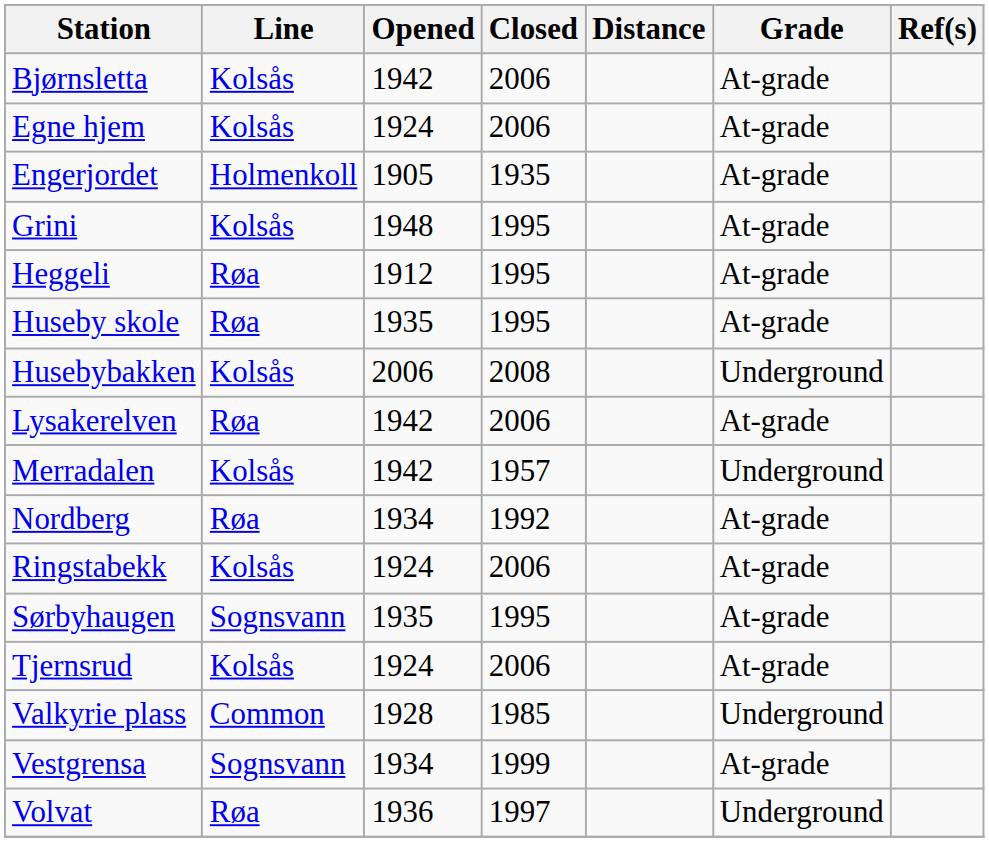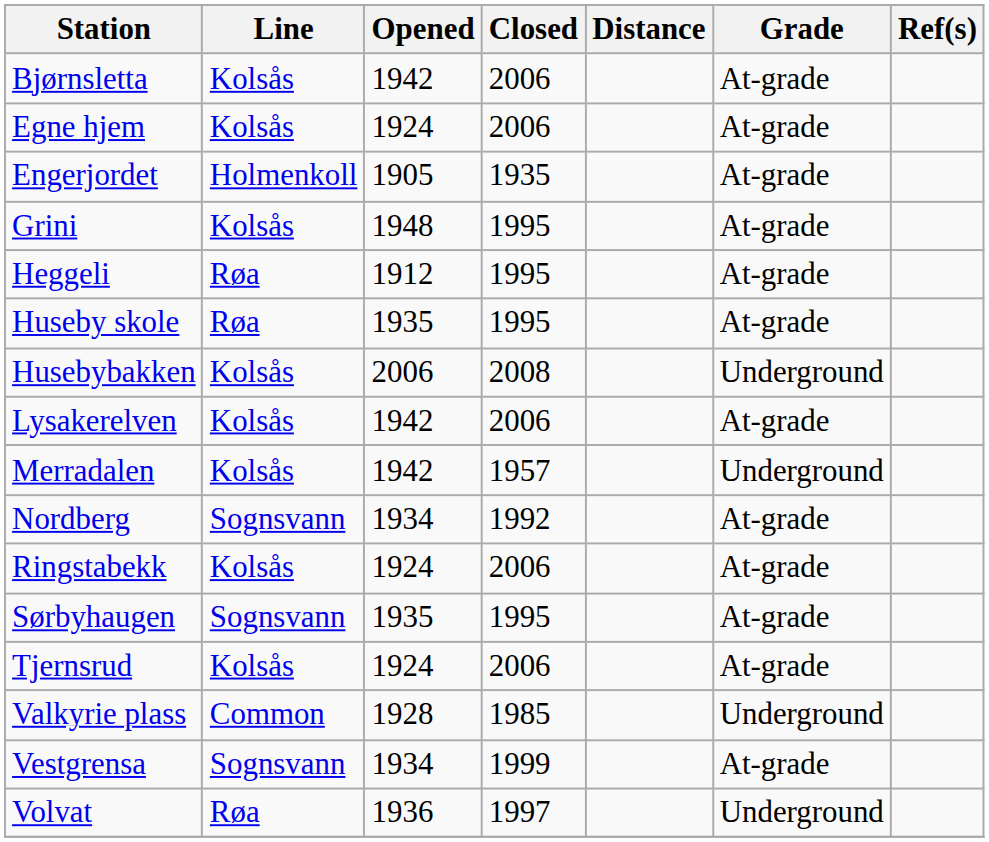(235, 420) Røa -> (252, 420) Kolsås
(235, 518) Røa -> (278, 518) Sognsvann
